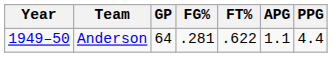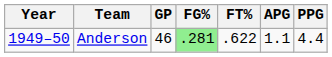(163, 41) 64 -> (163, 41) 46
(197, 41) no background -> (197, 41) lightgreen background
